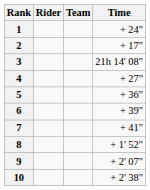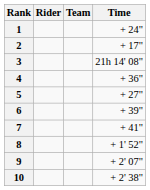(131, 78) + 27" -> (131, 78) + 36"
(131, 95) + 36" -> (131, 95) + 27"
